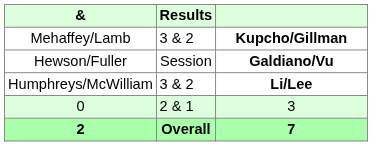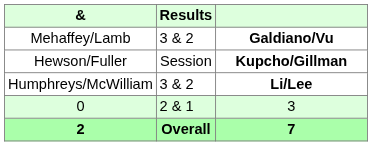(291, 38) Kupcho/Gillman -> (291, 38) Galdiano/Vu
(291, 61) Galdiano/Vu -> (291, 61) Kupcho/Gillman
